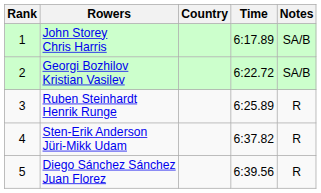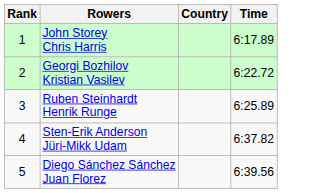- column: (297, 14)
